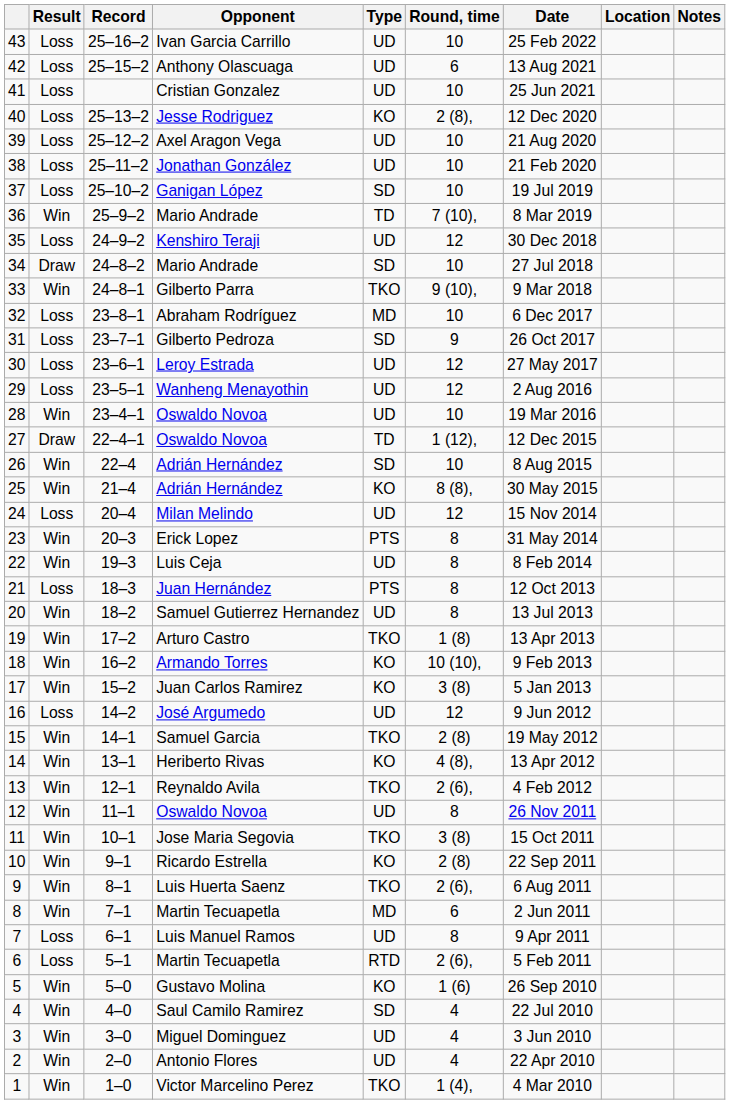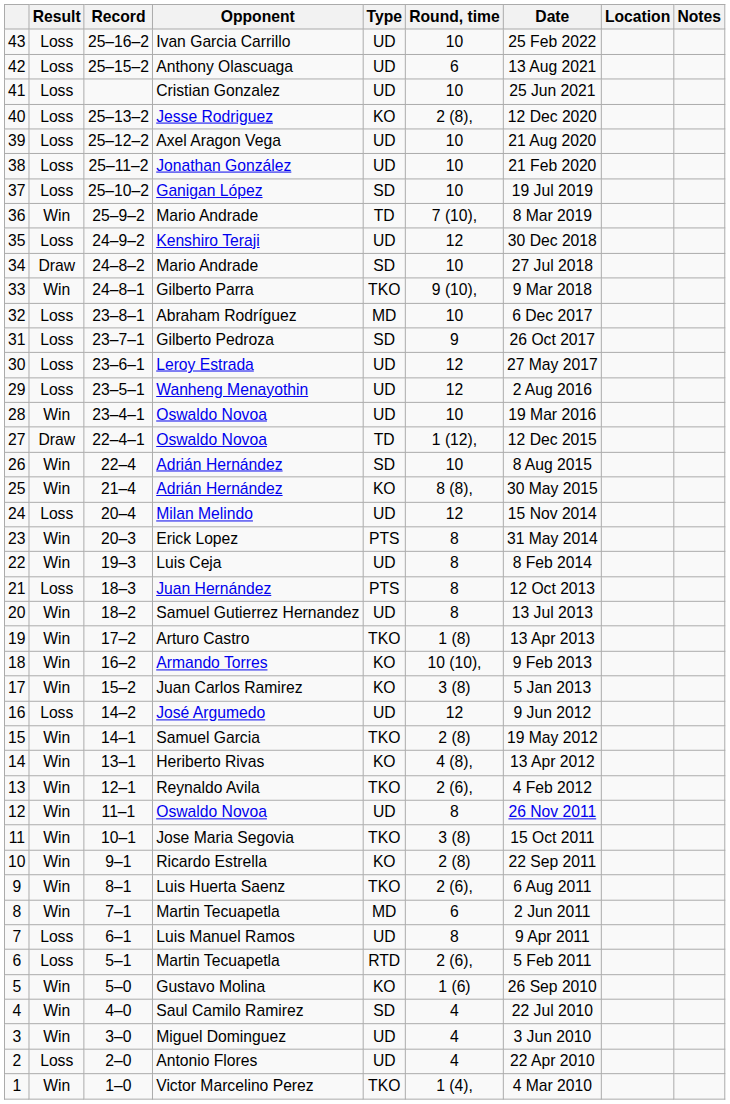(57, 1061) Win -> (57, 1061) Loss
